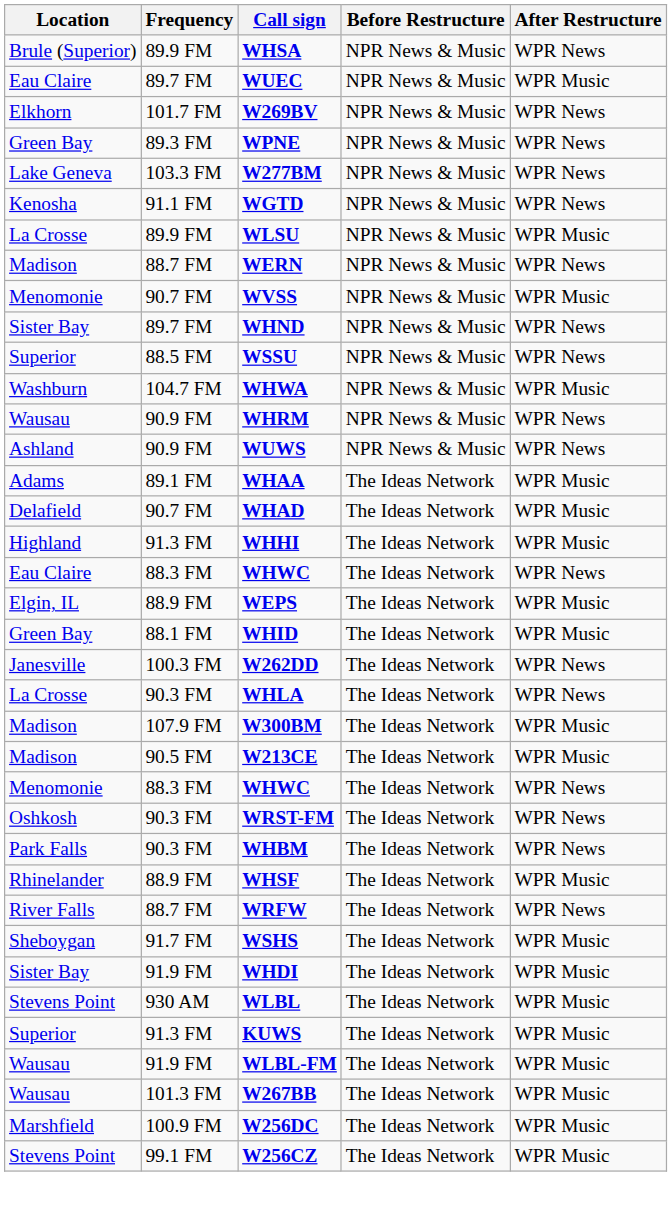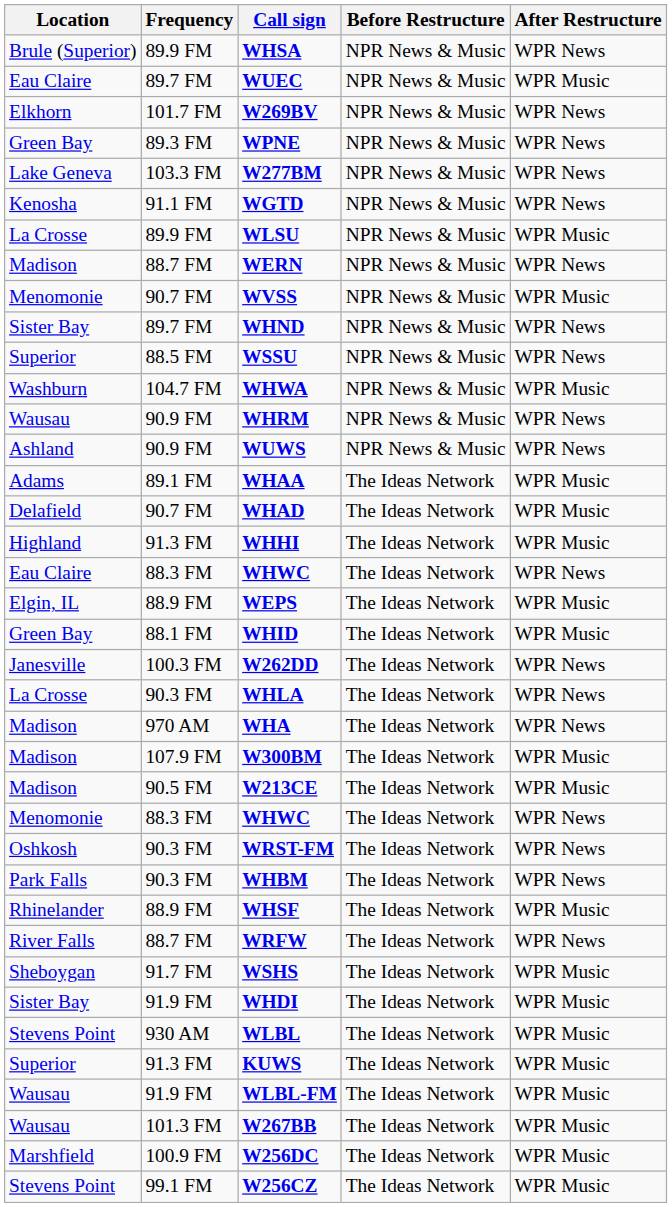+ row: (43, 726)
